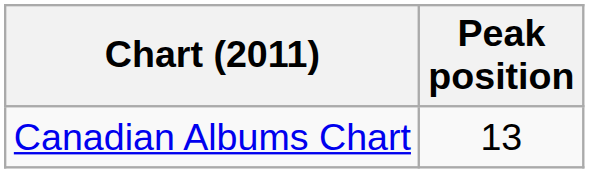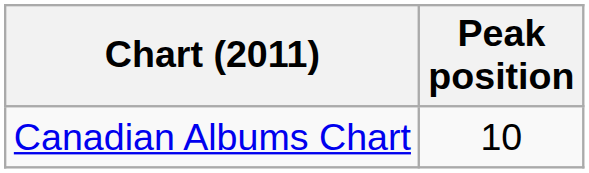(501, 136) 13 -> (501, 136) 10
